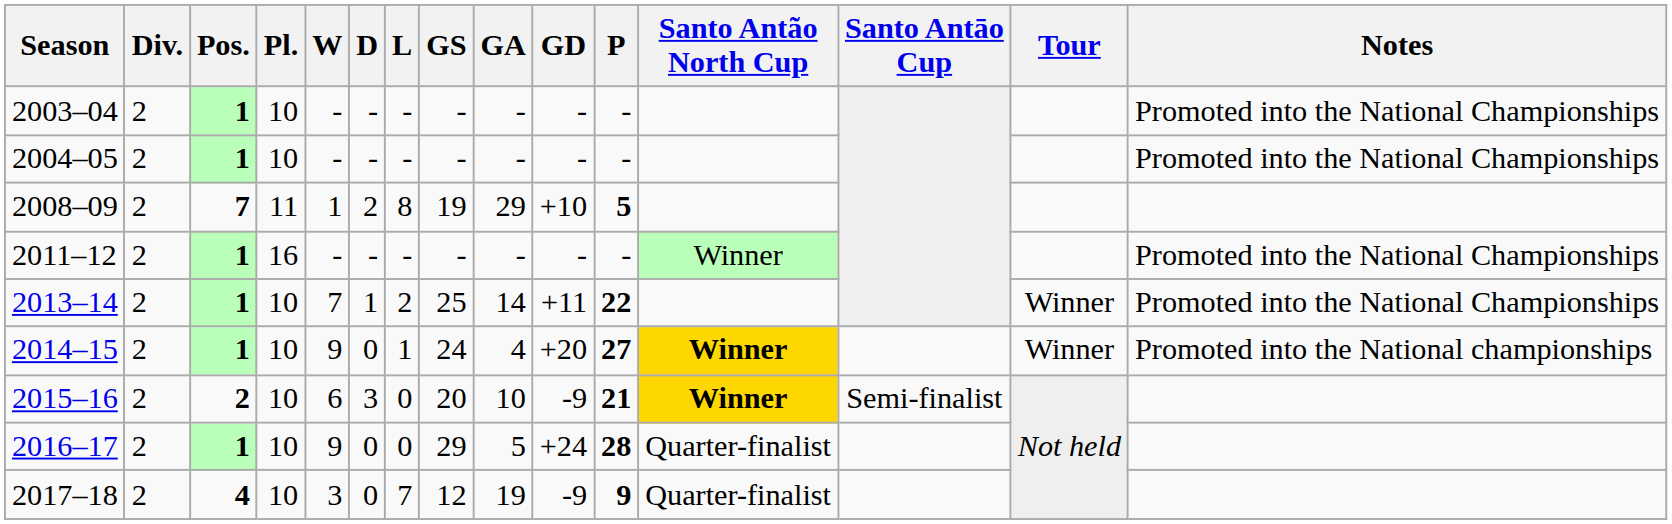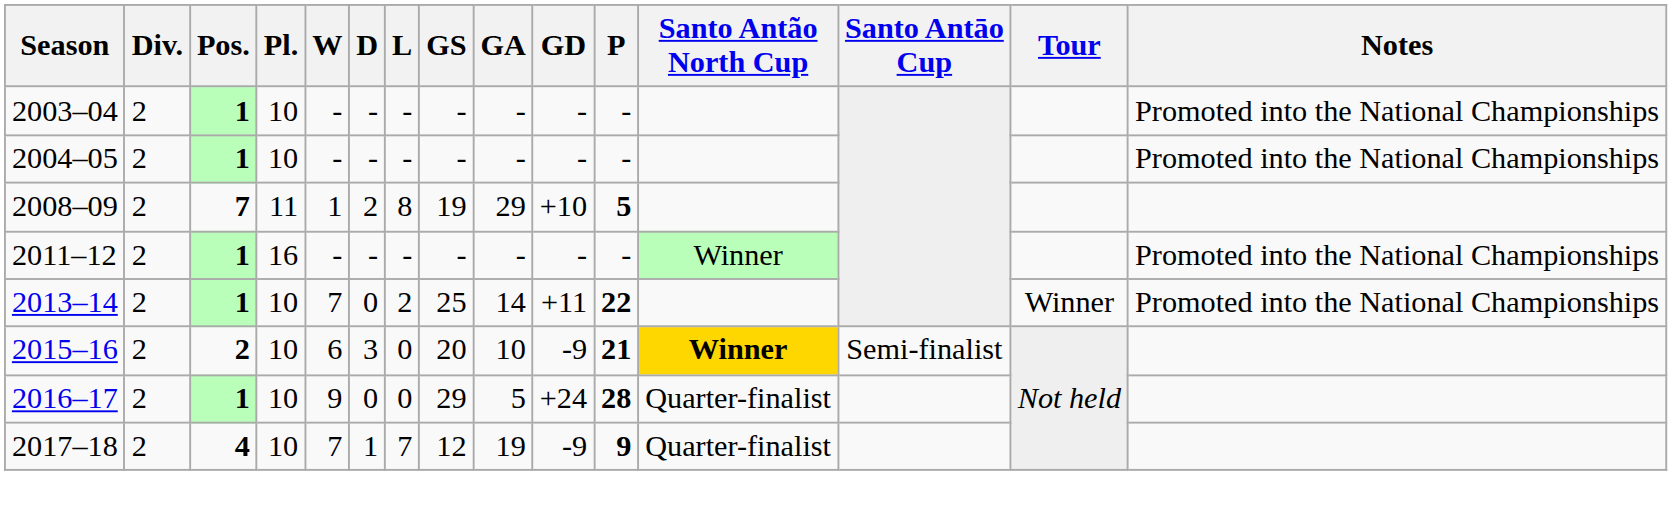(371, 302) 1 -> (371, 302) 0
- row: (65, 350)
(335, 494) 3 -> (335, 446) 7
(371, 494) 0 -> (371, 446) 1
